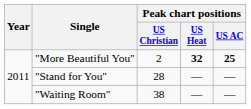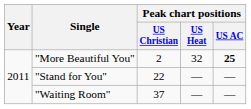(197, 58) bold -> (197, 58) normal
(159, 76) 28 -> (159, 76) 22
(159, 94) 38 -> (159, 94) 37
